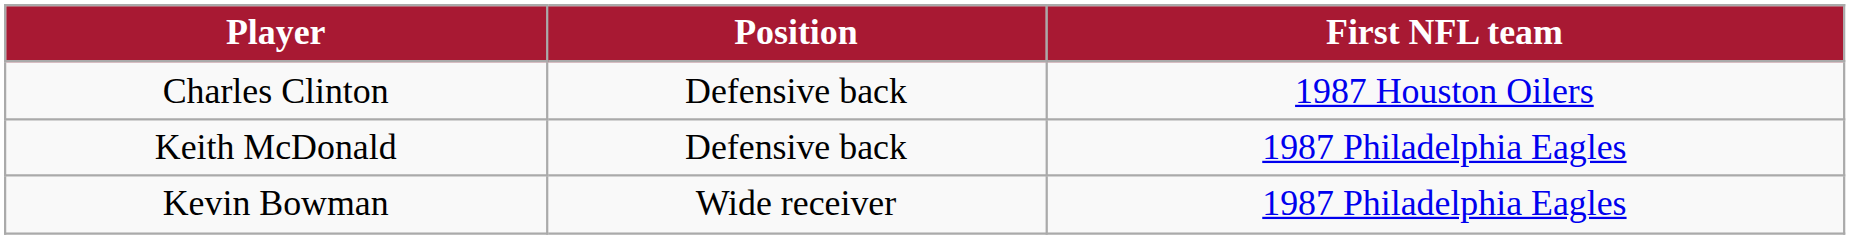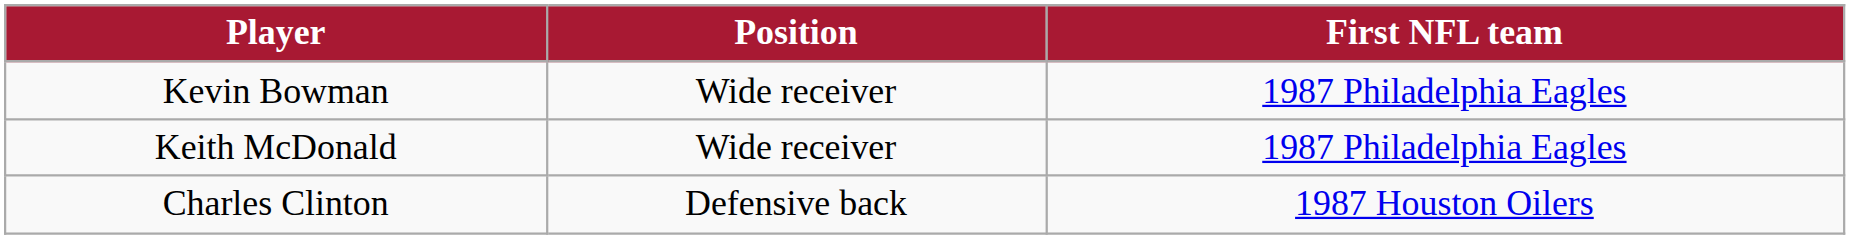rows swapped: (276, 89) <-> (276, 203)
(796, 146) Defensive back -> (796, 146) Wide receiver
